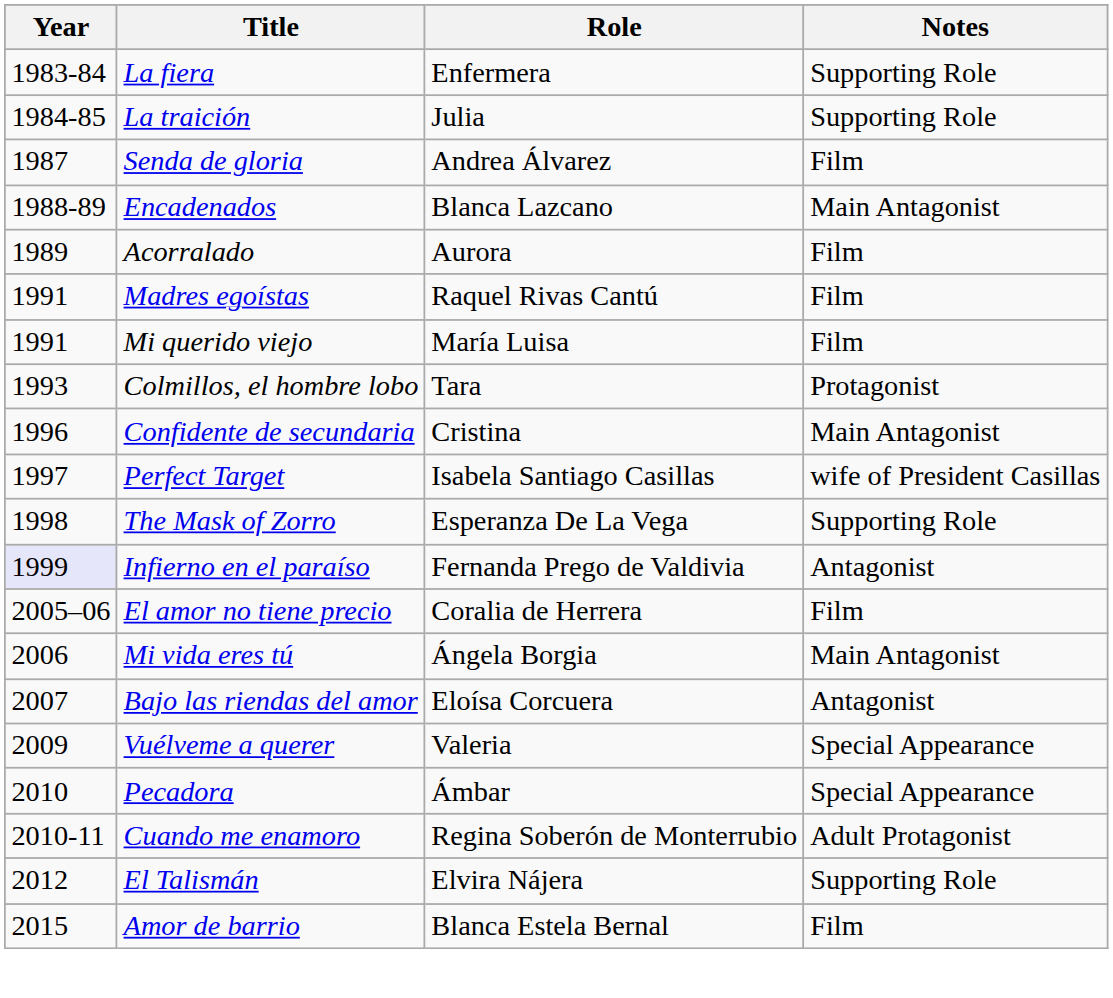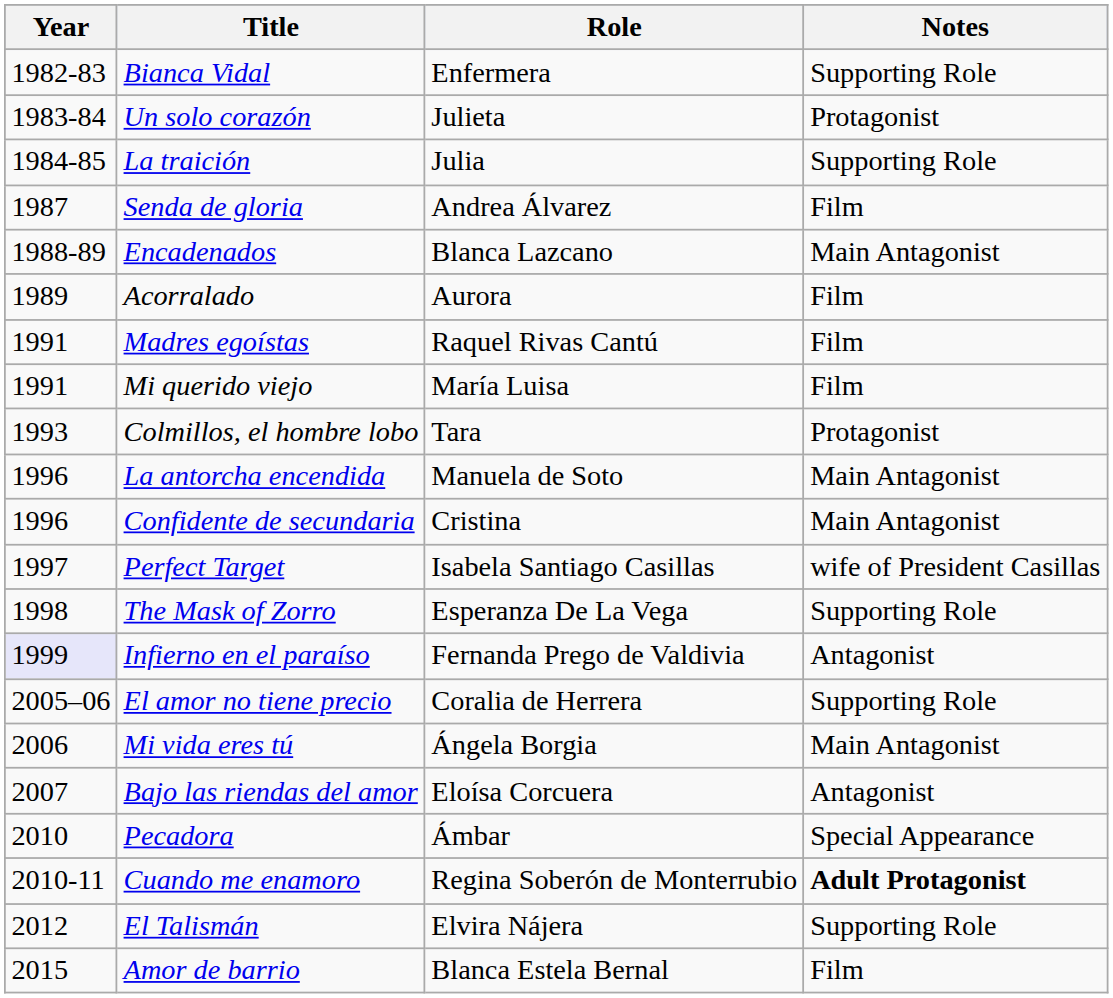+ row: (197, 71)
- row: (169, 71)
+ row: (217, 116)
+ row: (254, 476)
(837, 610) Film -> (903, 700) Supporting Role
- row: (229, 745)
(910, 835) normal -> (918, 880) bold
